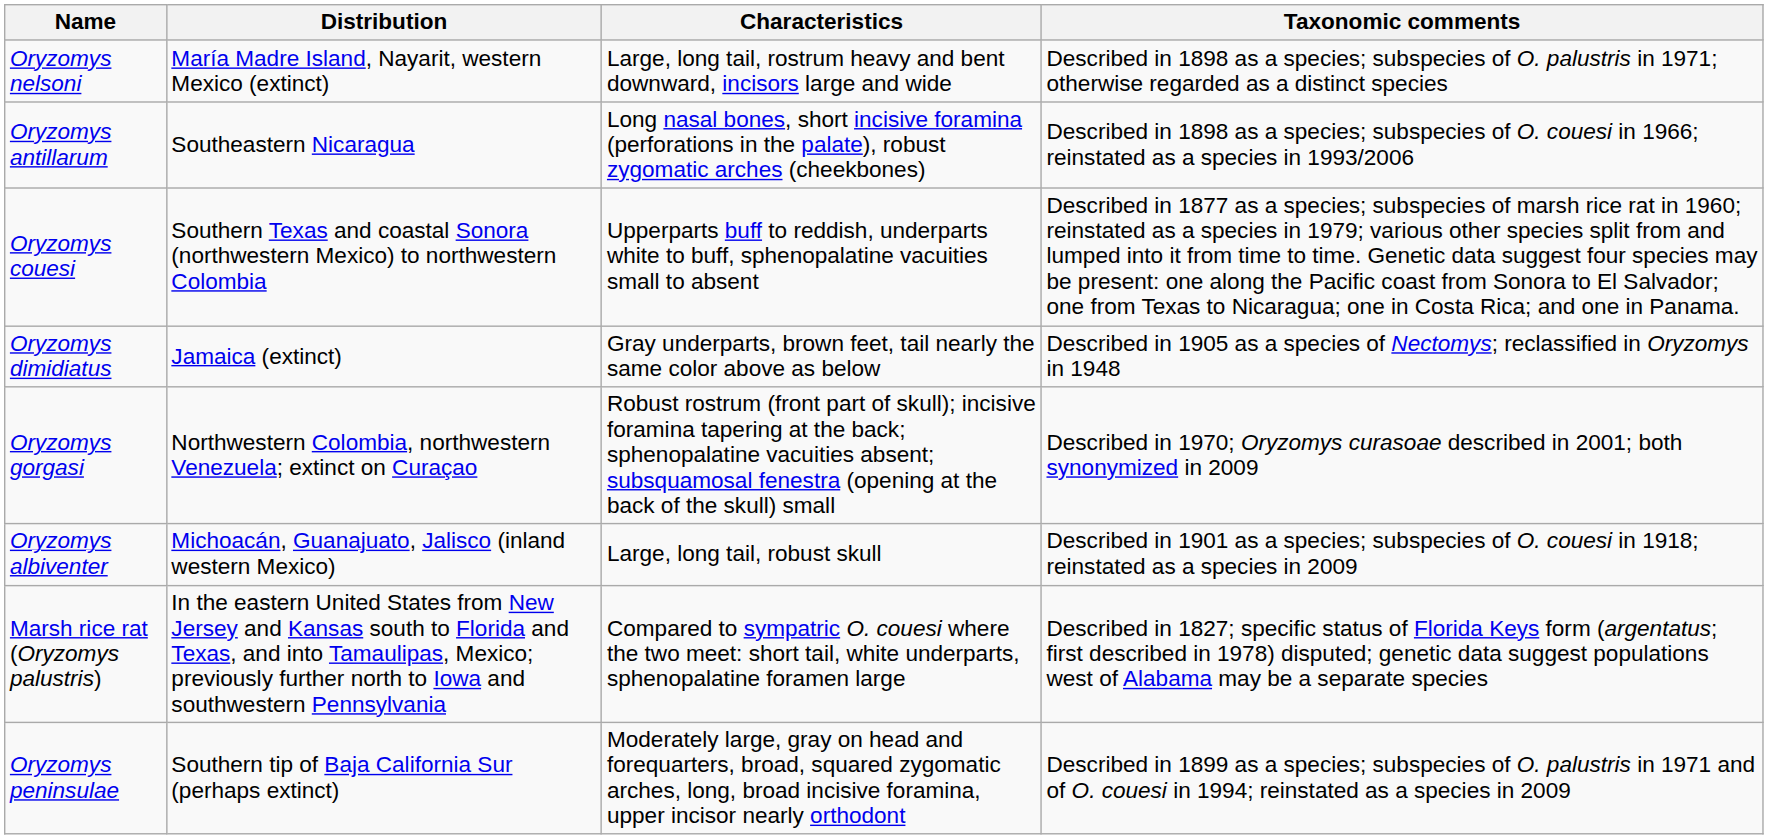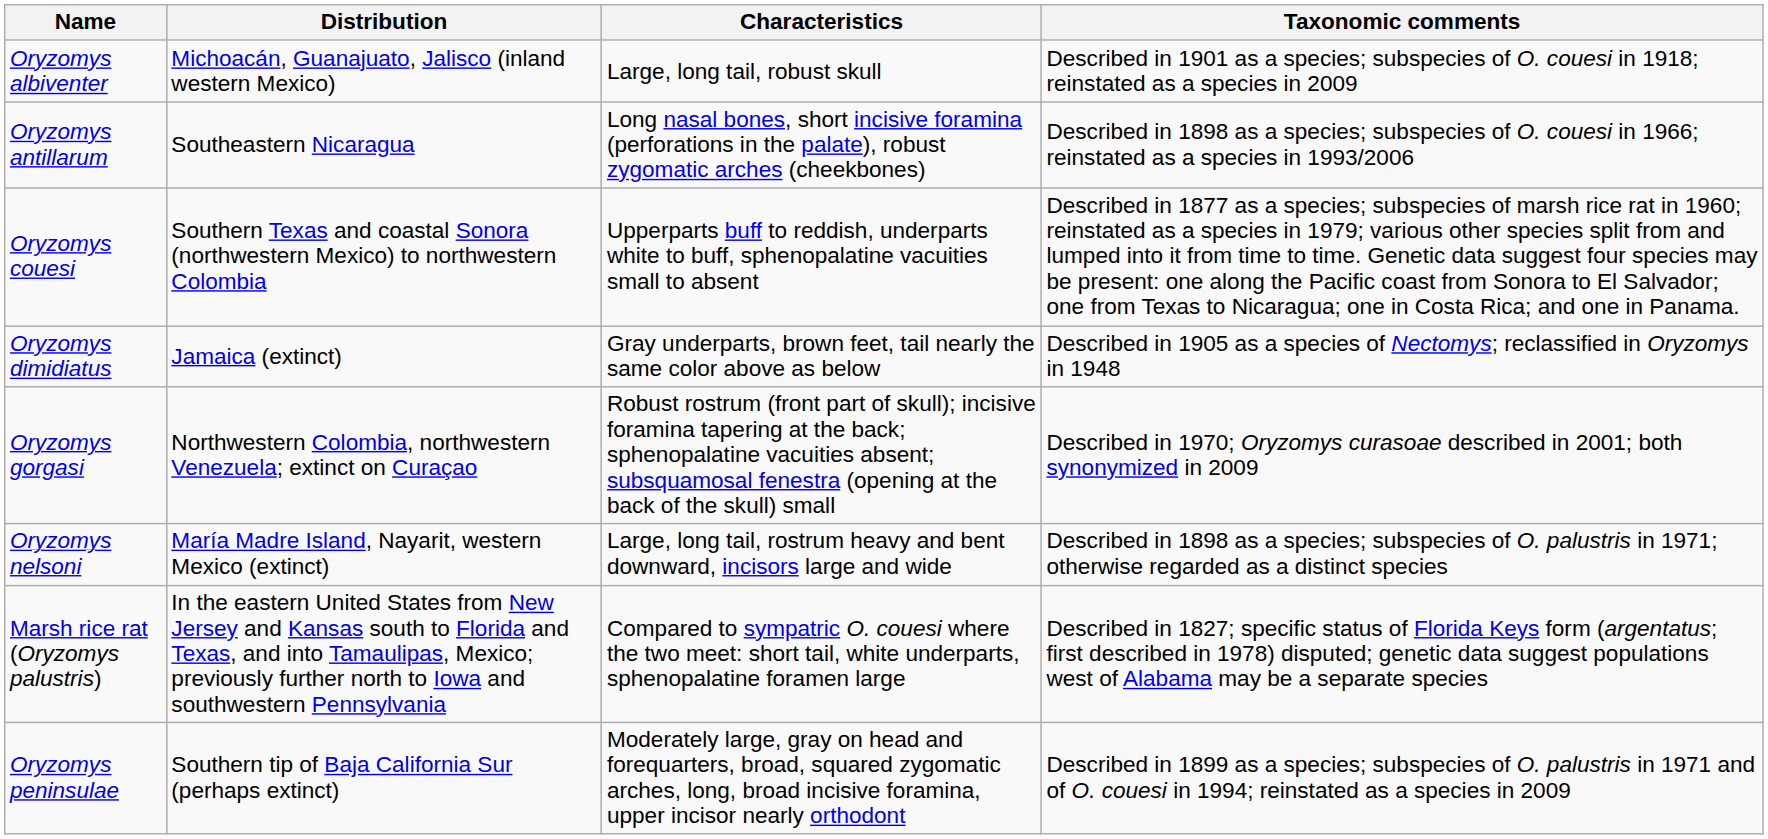rows swapped: (61, 554) <-> (61, 70)
